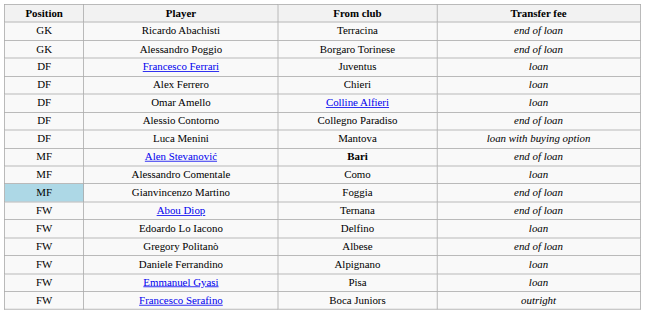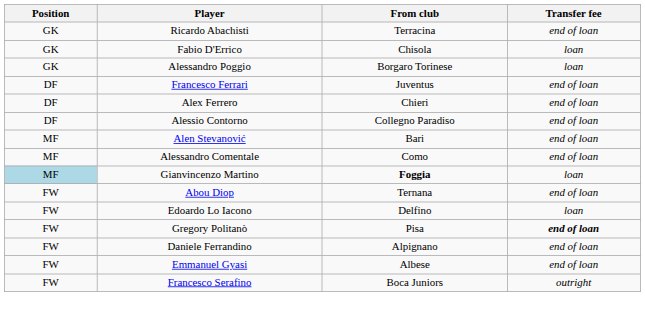+ row: (210, 48)
(539, 48) end of loan -> (574, 66) loan
(539, 66) loan -> (574, 84) end of loan
(539, 84) loan -> (574, 102) end of loan
- row: (181, 102)
- row: (181, 138)
(357, 156) bold -> (415, 138) normal
(539, 174) loan -> (574, 156) end of loan
(357, 192) normal -> (415, 174) bold
(539, 192) end of loan -> (574, 174) loan
(357, 246) Albese -> (415, 228) Pisa
(539, 246) normal -> (574, 228) bold
(539, 264) loan -> (574, 246) end of loan
(357, 282) Pisa -> (415, 264) Albese
(539, 282) loan -> (574, 264) end of loan
